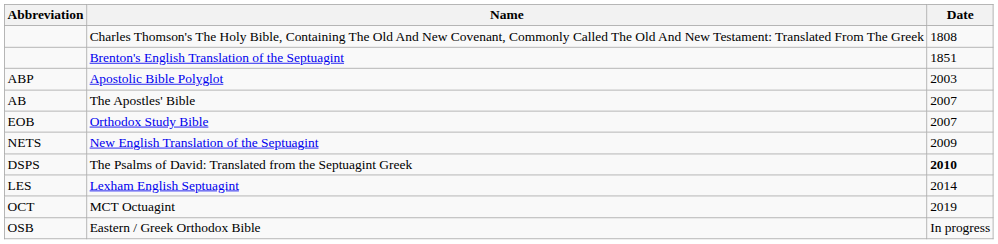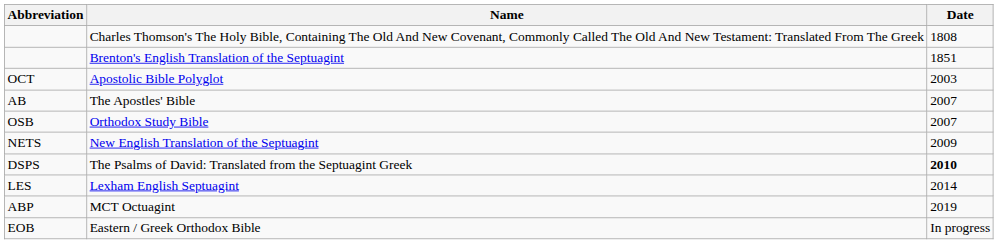(21, 79) ABP -> (21, 79) OCT
(21, 121) EOB -> (21, 121) OSB
(21, 206) OCT -> (21, 206) ABP
(21, 228) OSB -> (21, 228) EOB
